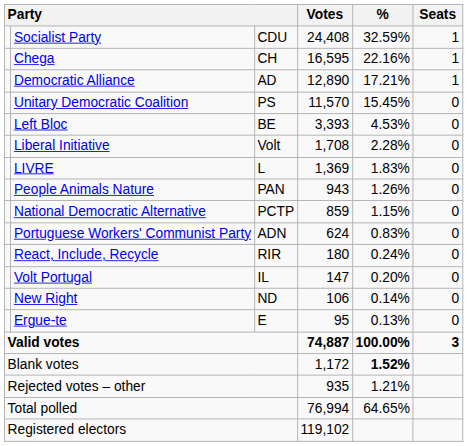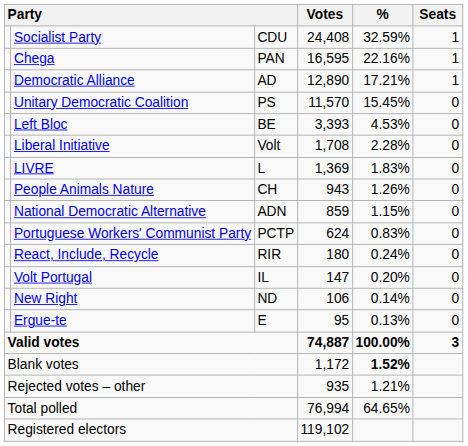(267, 59) CH -> (271, 59) PAN
(271, 189) PAN -> (267, 189) CH
(276, 211) PCTP -> (272, 211) ADN
(272, 233) ADN -> (276, 233) PCTP
